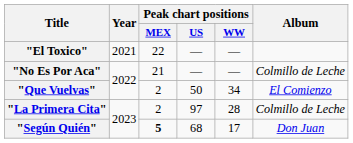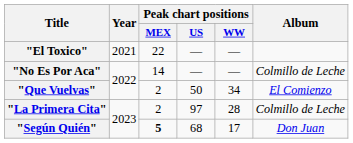(158, 70) 21 -> (158, 70) 14
